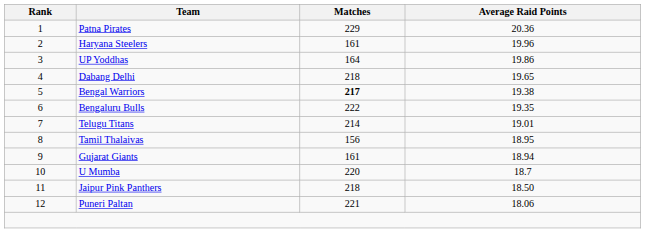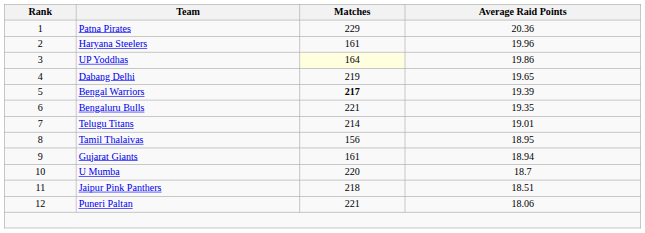(352, 60) no background -> (352, 60) lightyellow background
(352, 76) 218 -> (352, 76) 219
(523, 92) 19.38 -> (523, 92) 19.39
(352, 108) 222 -> (352, 108) 221
(523, 188) 18.50 -> (523, 188) 18.51
